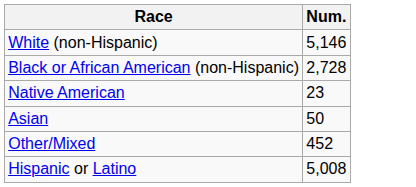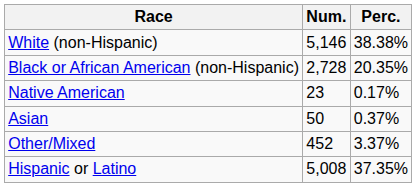+ column: (381, 17)
